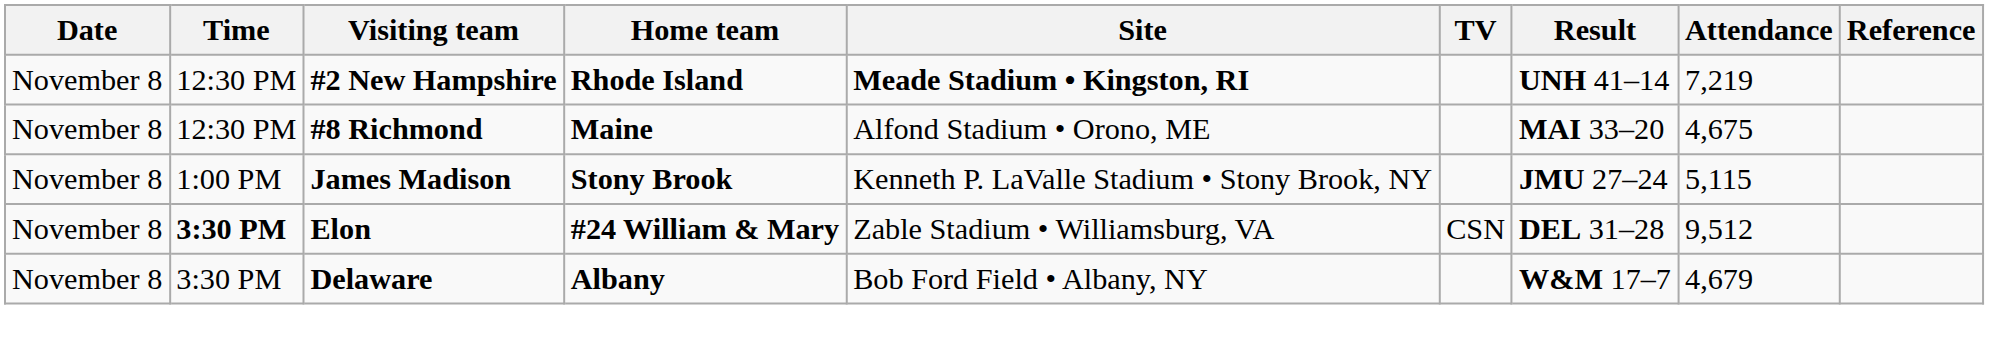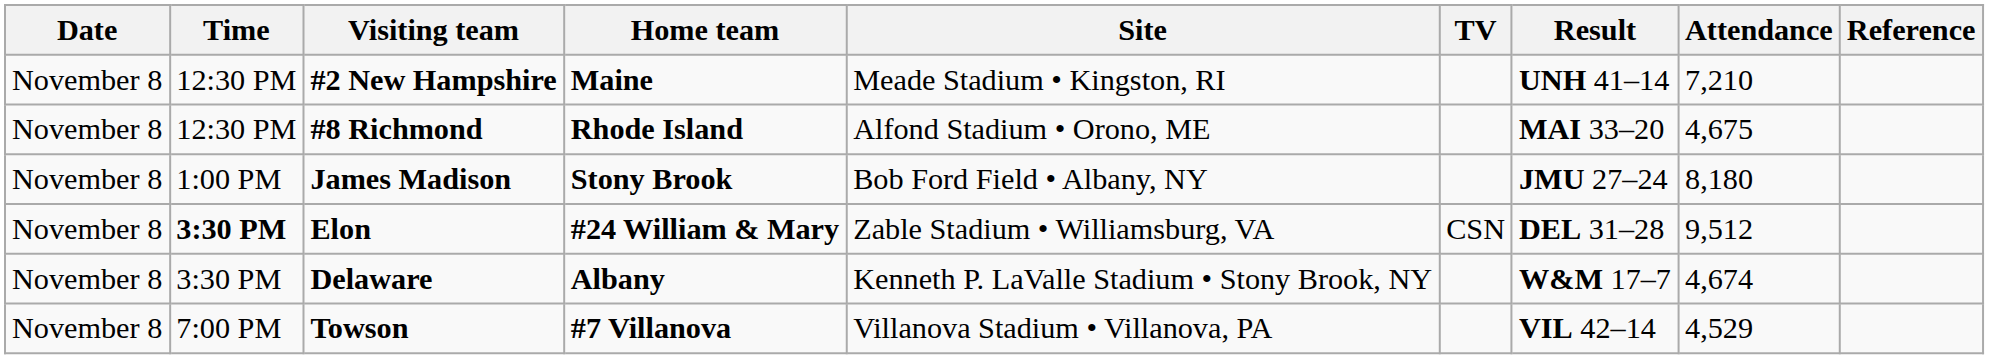(657, 79) Rhode Island -> (612, 79) Maine
(1051, 79) bold -> (1039, 79) normal
(1719, 79) 7,219 -> (1719, 79) 7,210
(612, 129) Maine -> (657, 129) Rhode Island
(1143, 179) Kenneth P. LaValle Stadium • Stony Brook, NY -> (1030, 179) Bob Ford Field • Albany, NY
(1718, 179) 5,115 -> (1719, 179) 8,180
(1030, 278) Bob Ford Field • Albany, NY -> (1143, 278) Kenneth P. LaValle Stadium • Stony Brook, NY
(1719, 278) 4,679 -> (1719, 278) 4,674
+ row: (359, 328)
